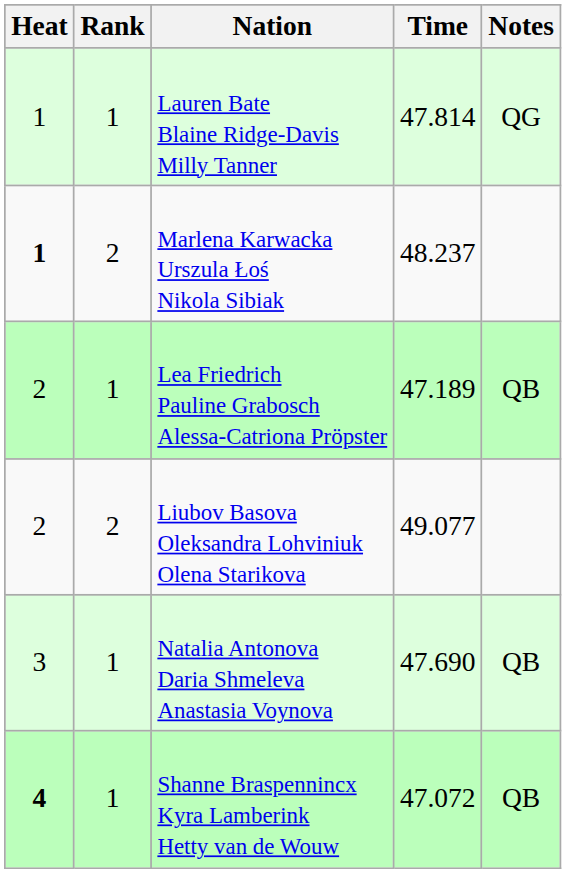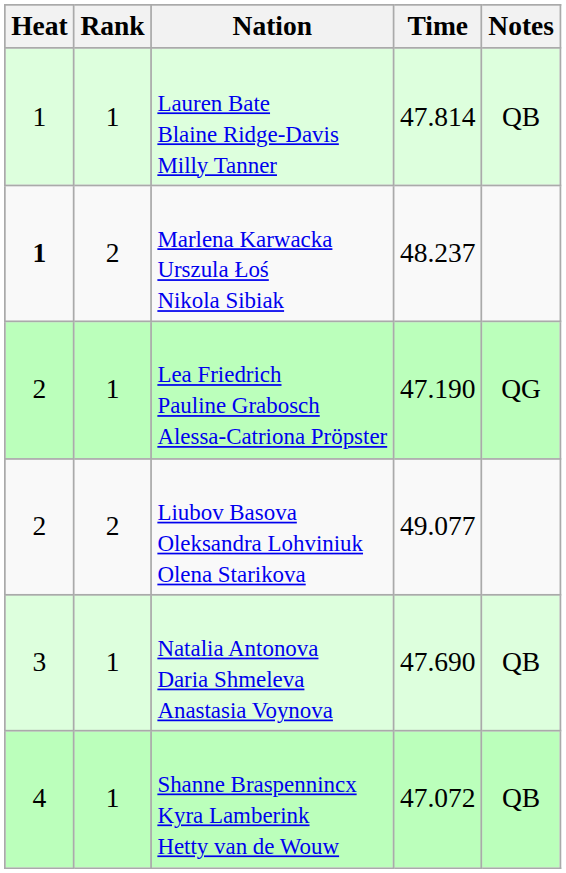(521, 116) QG -> (521, 116) QB
(438, 389) 47.189 -> (438, 389) 47.190
(521, 389) QB -> (521, 389) QG
(39, 799) bold -> (39, 799) normal
